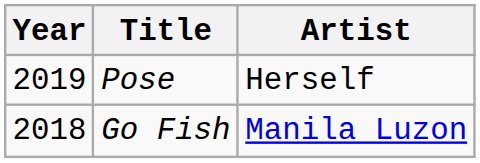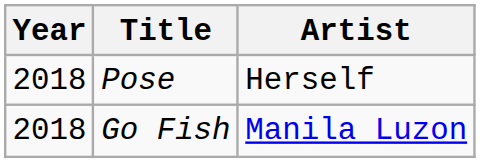(50, 81) 2019 -> (50, 81) 2018
